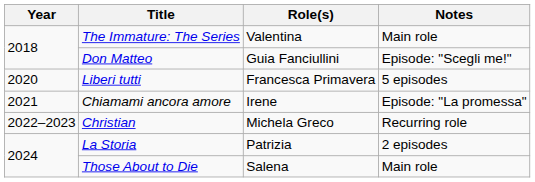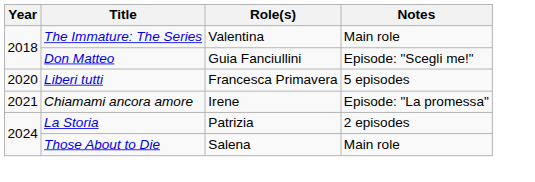- row: (109, 123)
